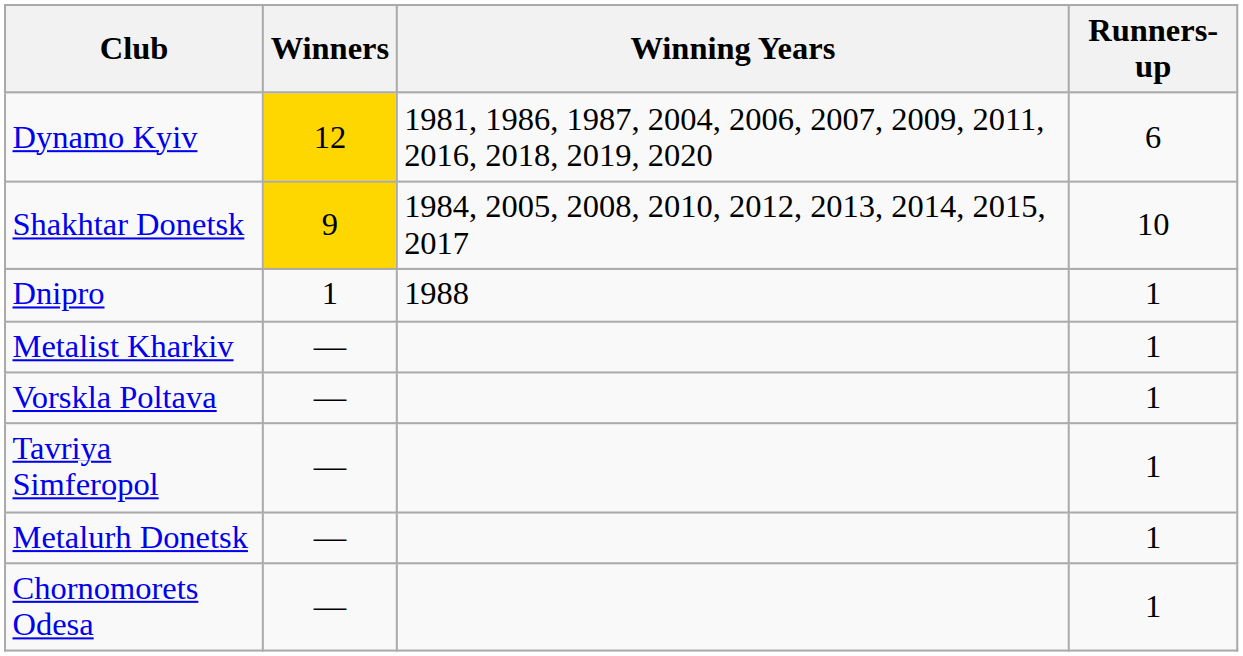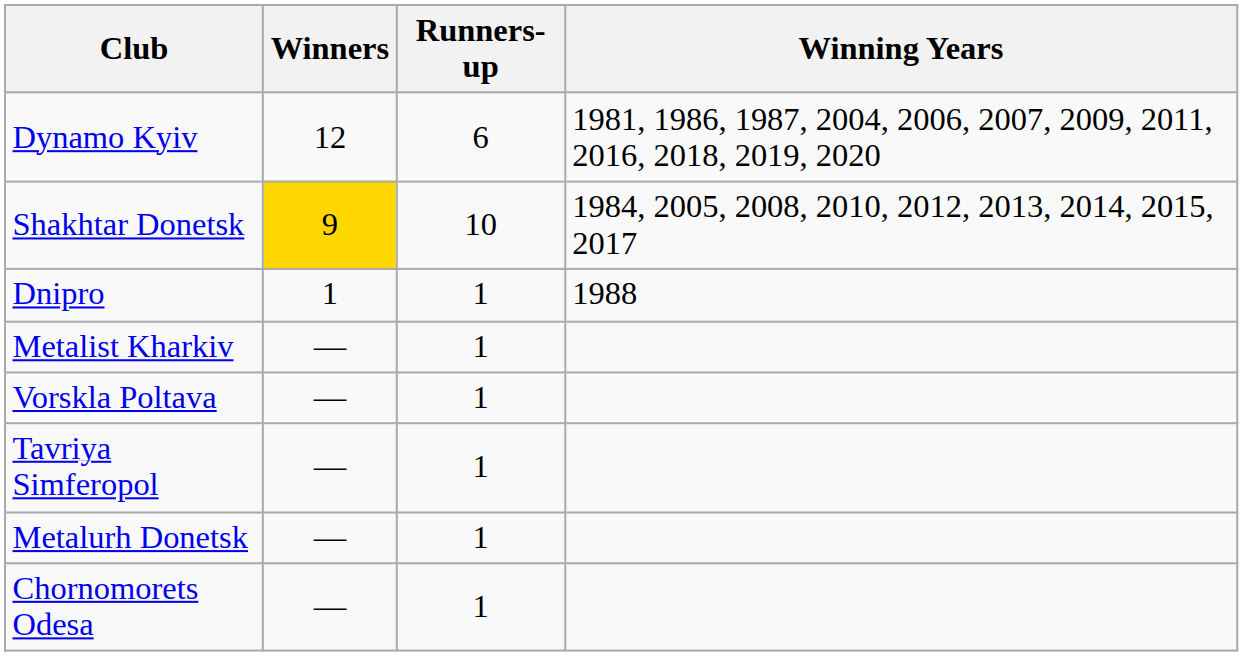columns swapped: (1153, 48) <-> (733, 48)
(330, 136) gold background -> (330, 136) no background
